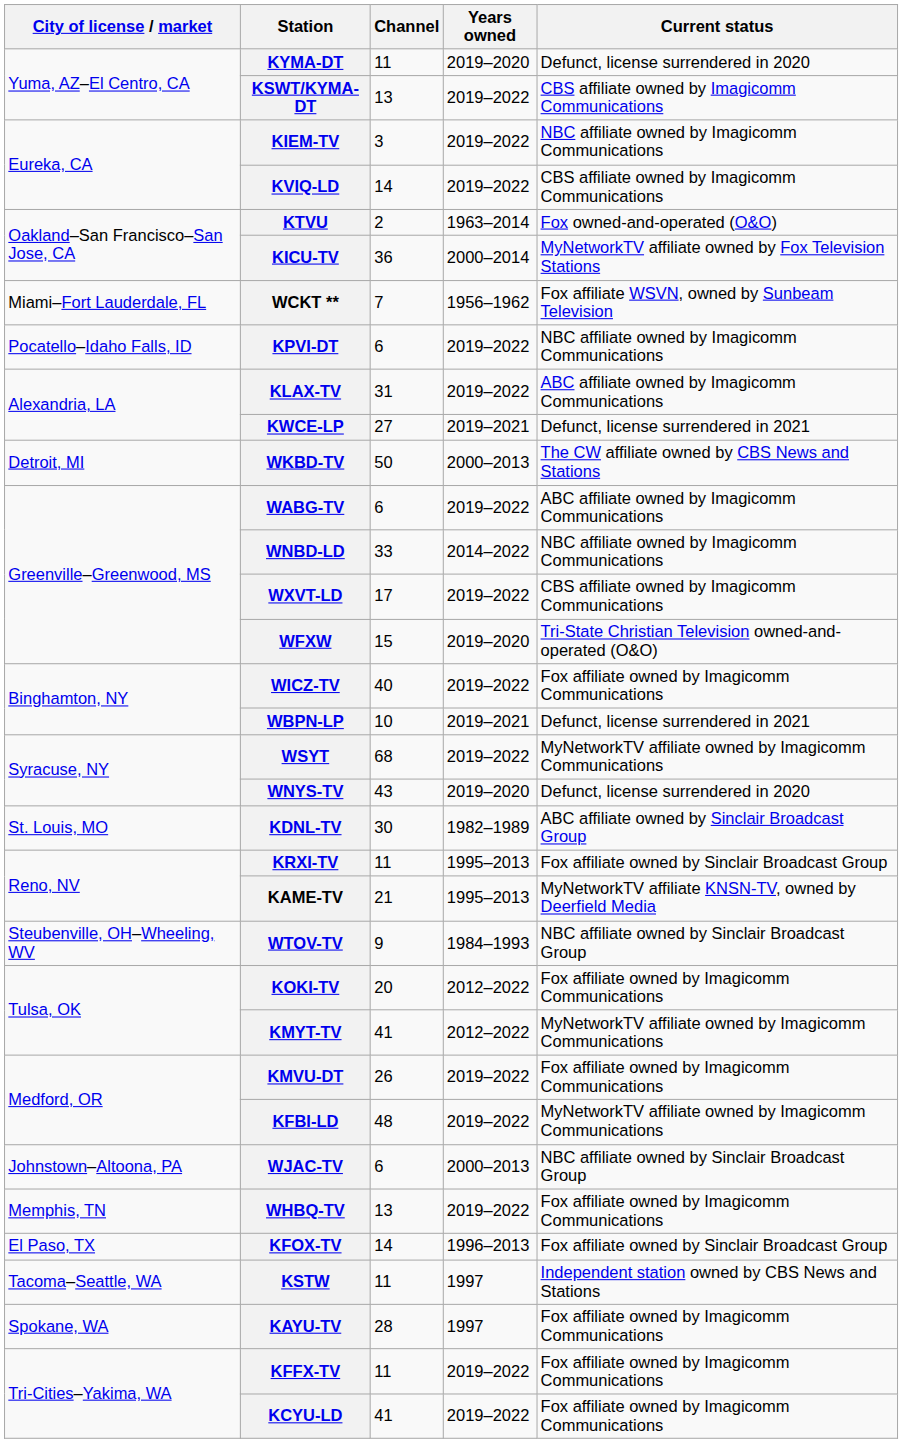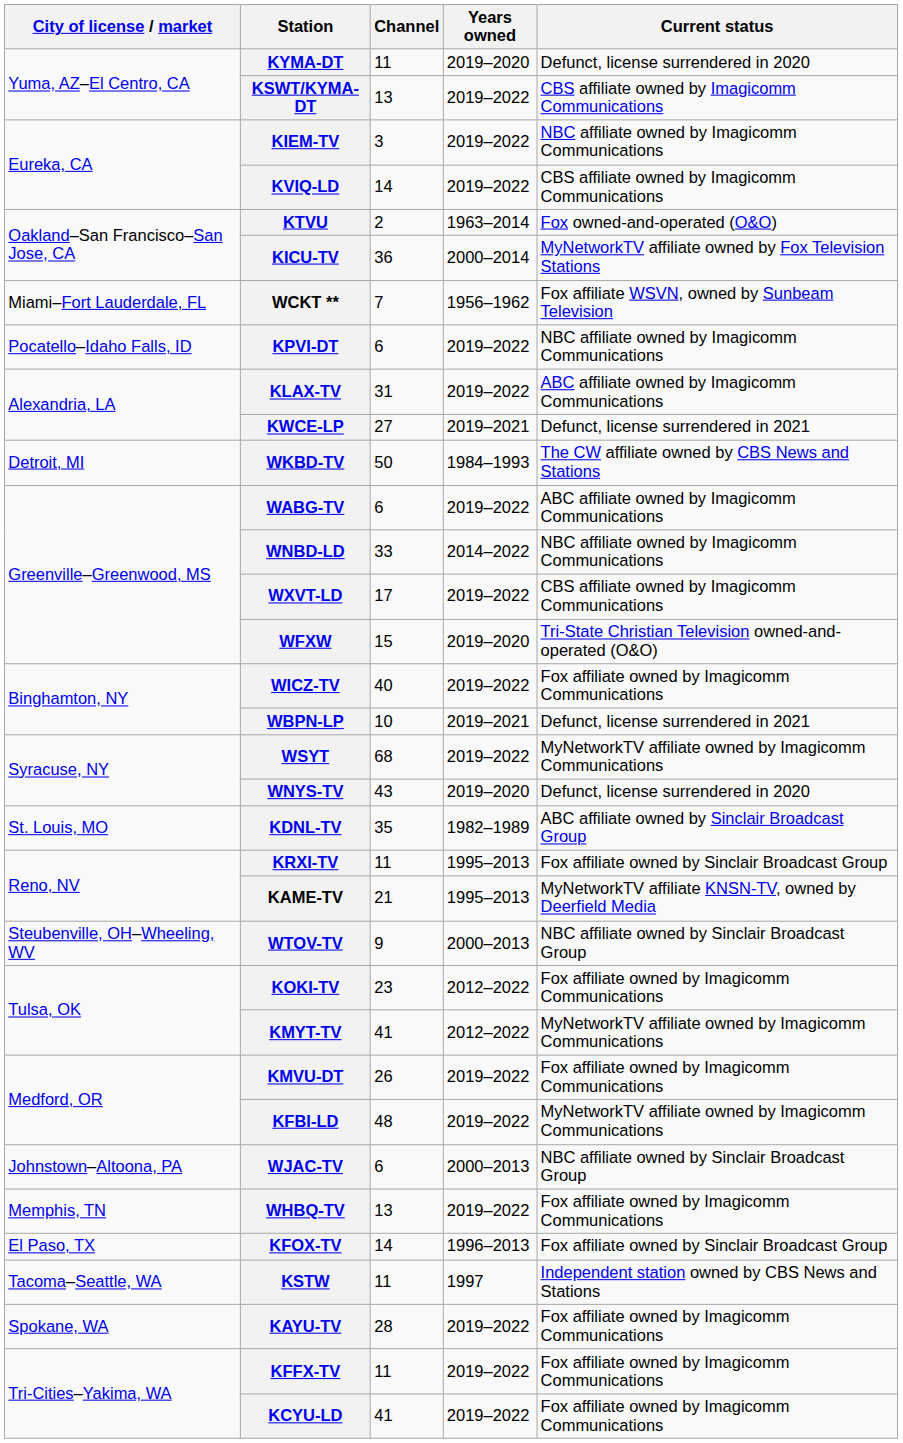(488, 462) 2000–2013 -> (488, 462) 1984–1993
(383, 827) 30 -> (383, 827) 35
(488, 943) 1984–1993 -> (488, 943) 2000–2013
(383, 987) 20 -> (383, 987) 23
(465, 1326) 1997 -> (488, 1326) 2019–2022
